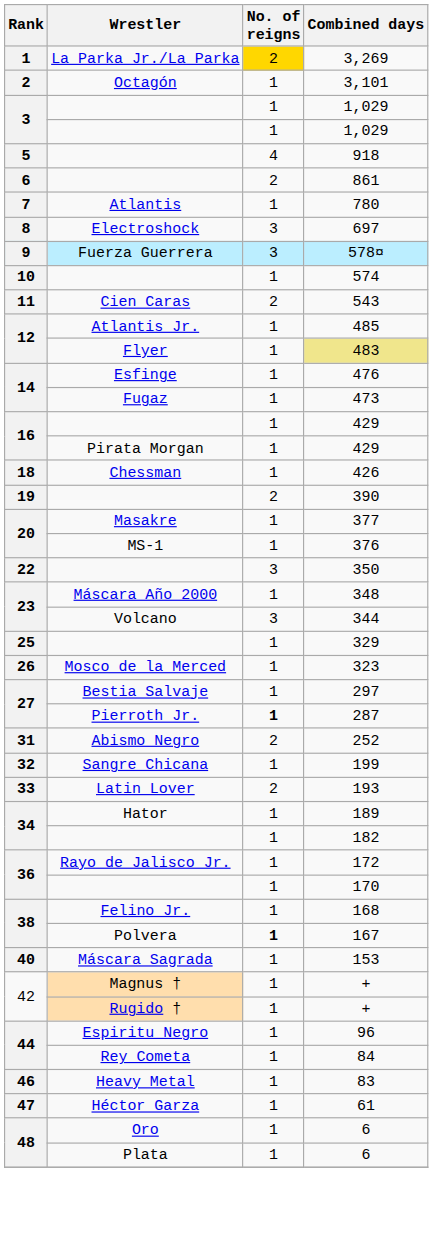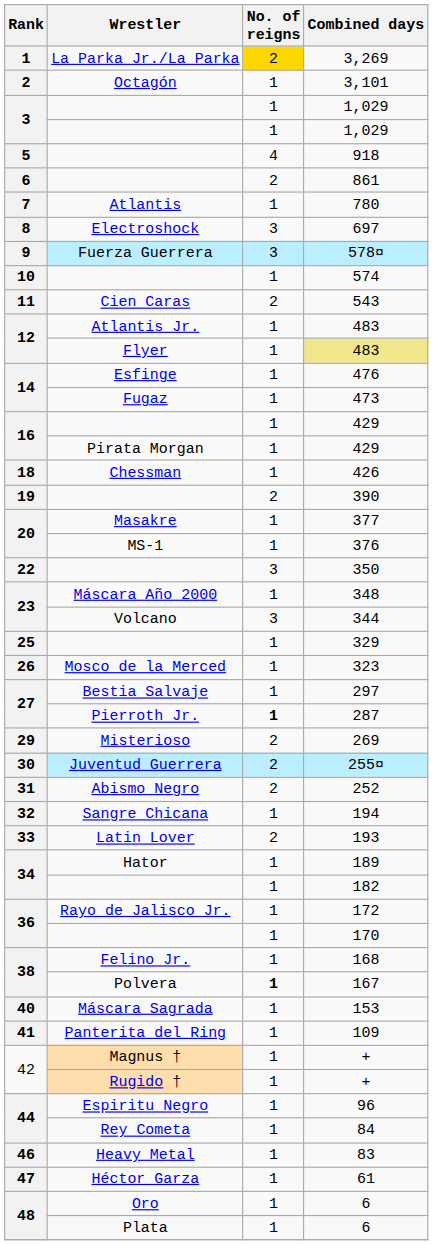(366, 326) 485 -> (366, 326) 483
+ row: (26, 741)
+ row: (26, 765)
(366, 765) 199 -> (366, 814) 194
+ row: (26, 1033)
